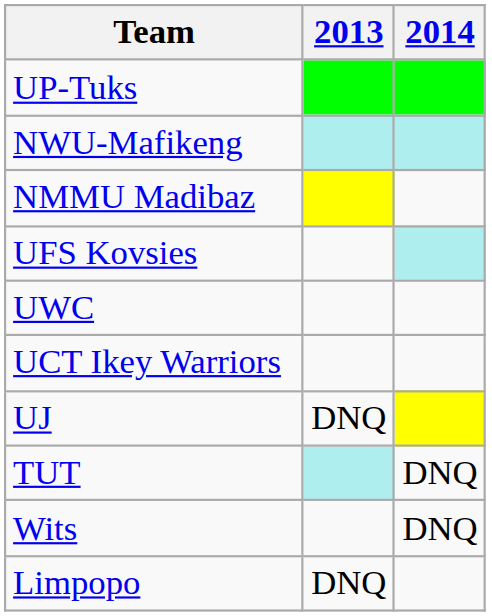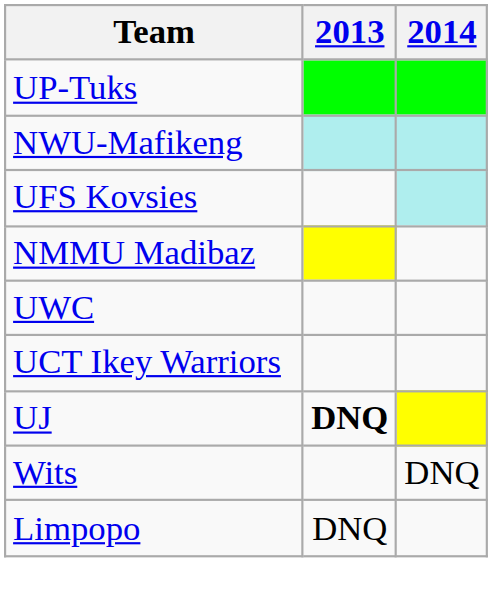rows swapped: (134, 197) <-> (105, 252)
(349, 417) normal -> (350, 417) bold
- row: (47, 472)
